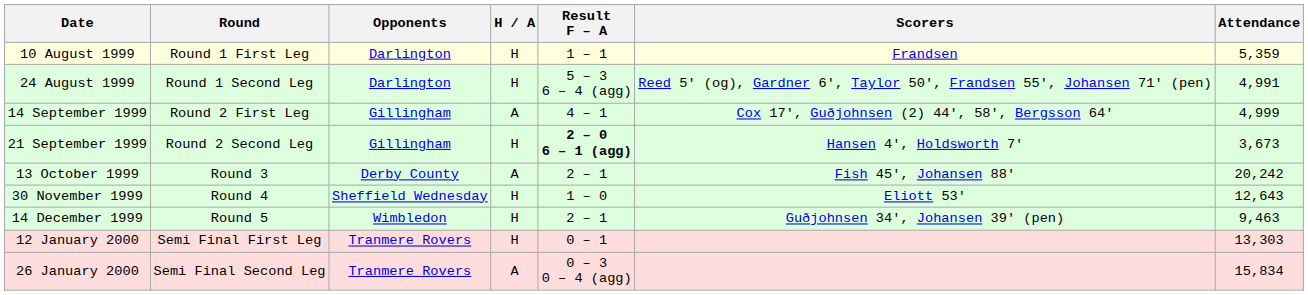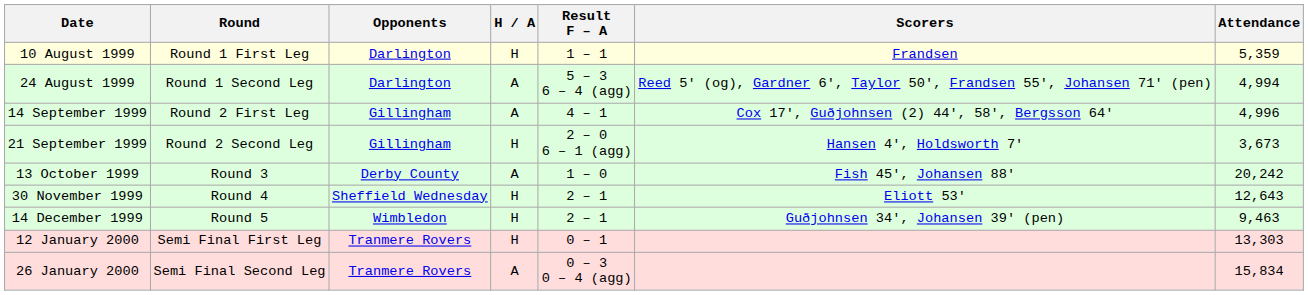(515, 84) H -> (515, 84) A
(1259, 84) 4,991 -> (1259, 84) 4,994
(1259, 114) 4,999 -> (1259, 114) 4,996
(587, 144) bold -> (587, 144) normal
(587, 174) 2 – 1 -> (587, 174) 1 – 0
(587, 196) 1 – 0 -> (587, 196) 2 – 1
